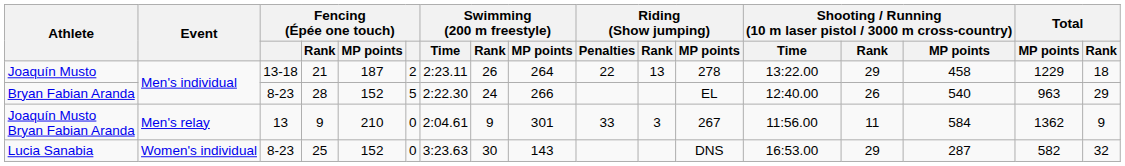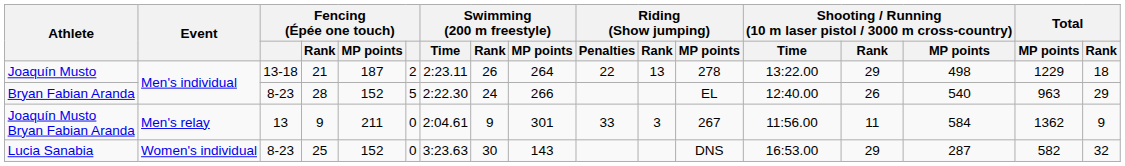(959, 72) 458 -> (959, 72) 498
(372, 122) 210 -> (372, 122) 211
